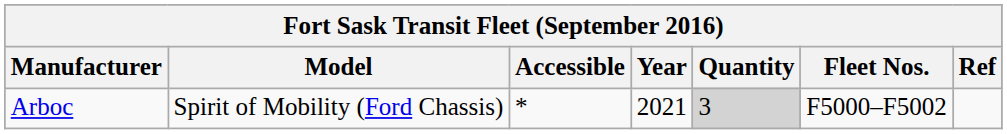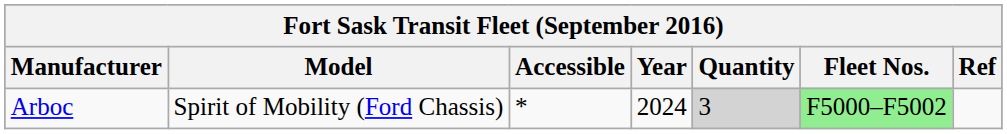(662, 108) 2021 -> (662, 108) 2024
(877, 108) no background -> (877, 108) lightgreen background
